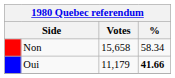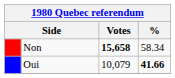(116, 47) normal -> (116, 47) bold
(116, 65) 11,179 -> (116, 65) 10,079
